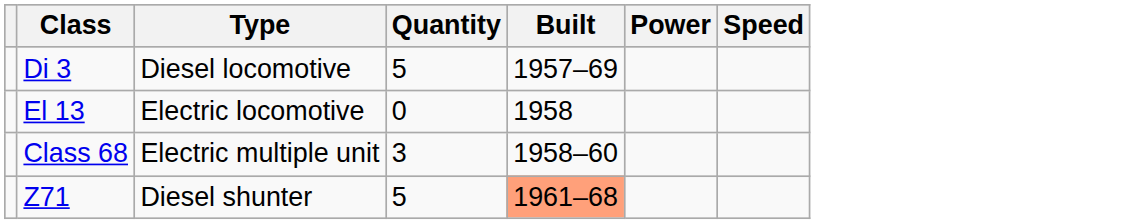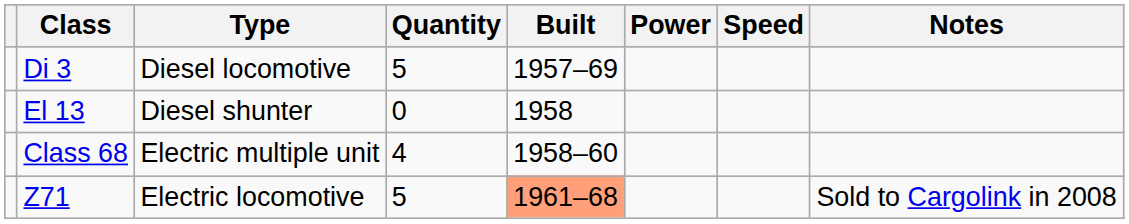+ column: (967, 25)
(252, 111) Electric locomotive -> (226, 111) Diesel shunter
(399, 153) 3 -> (399, 153) 4
(226, 196) Diesel shunter -> (252, 196) Electric locomotive
